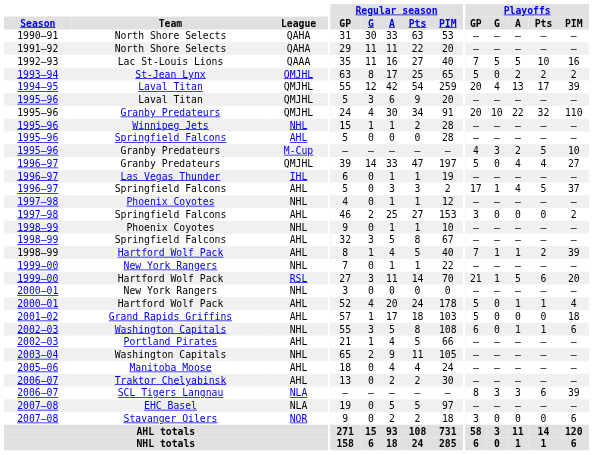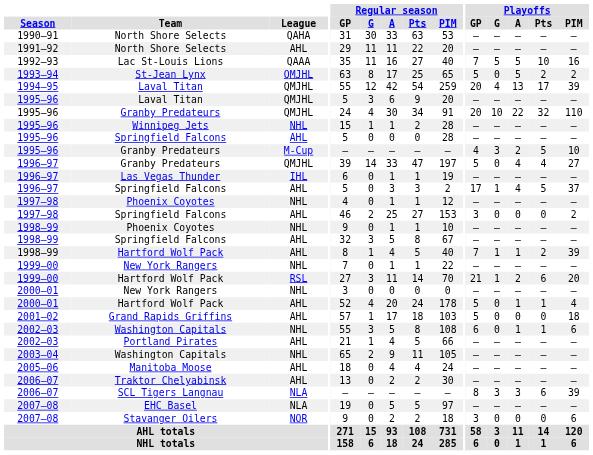(299, 49) QAHA -> (299, 49) AHL
(518, 74) 2 -> (518, 74) 5
(518, 278) 5 -> (518, 278) 2
